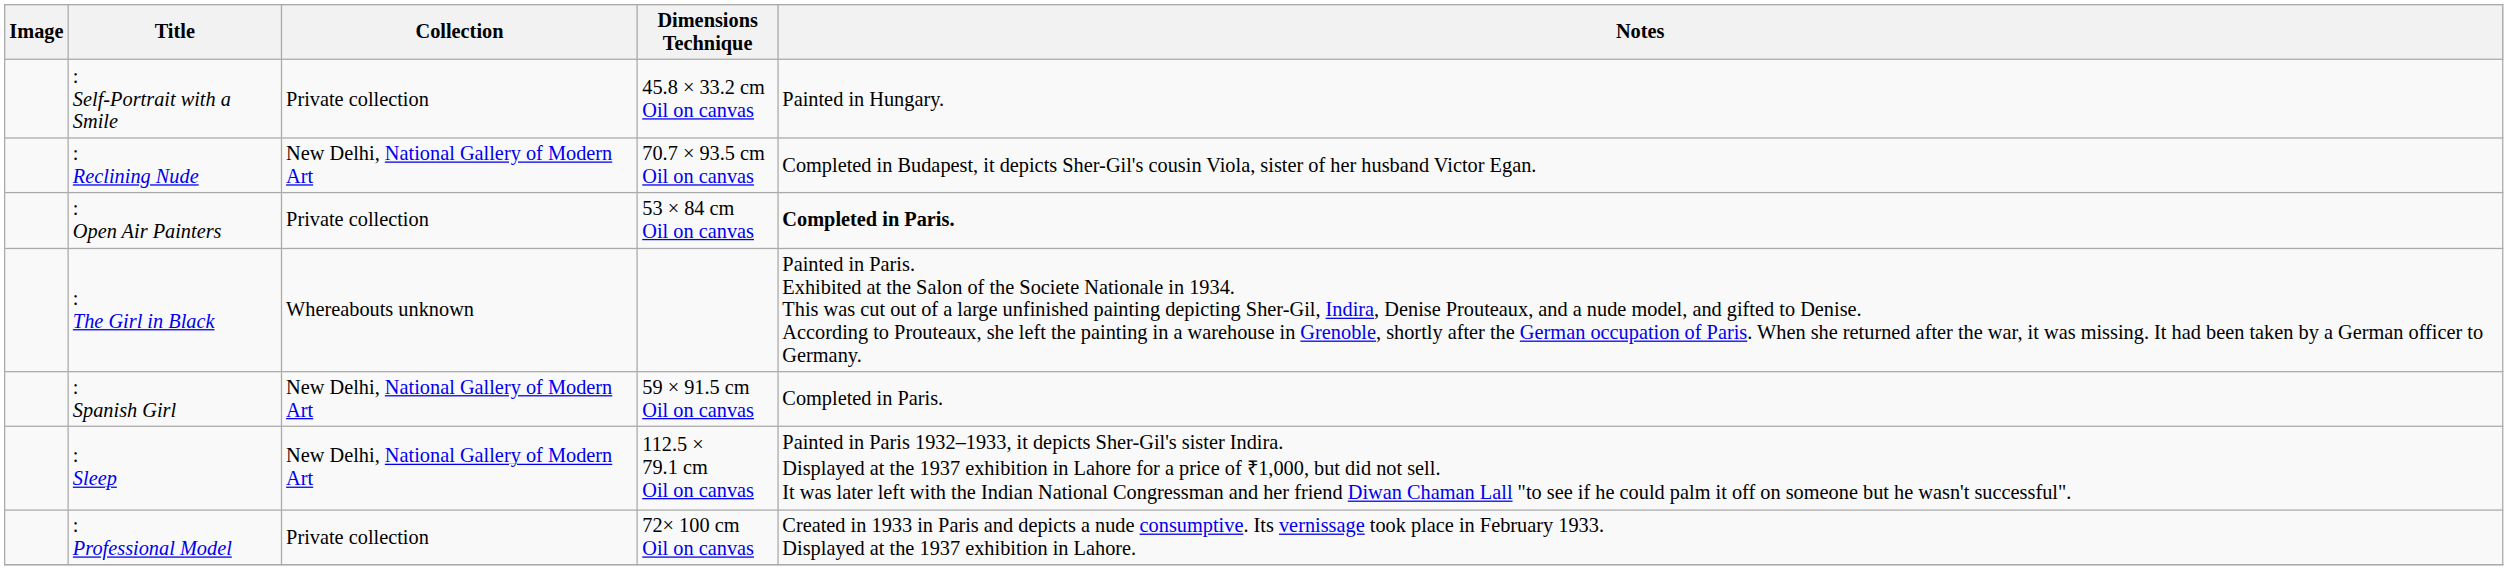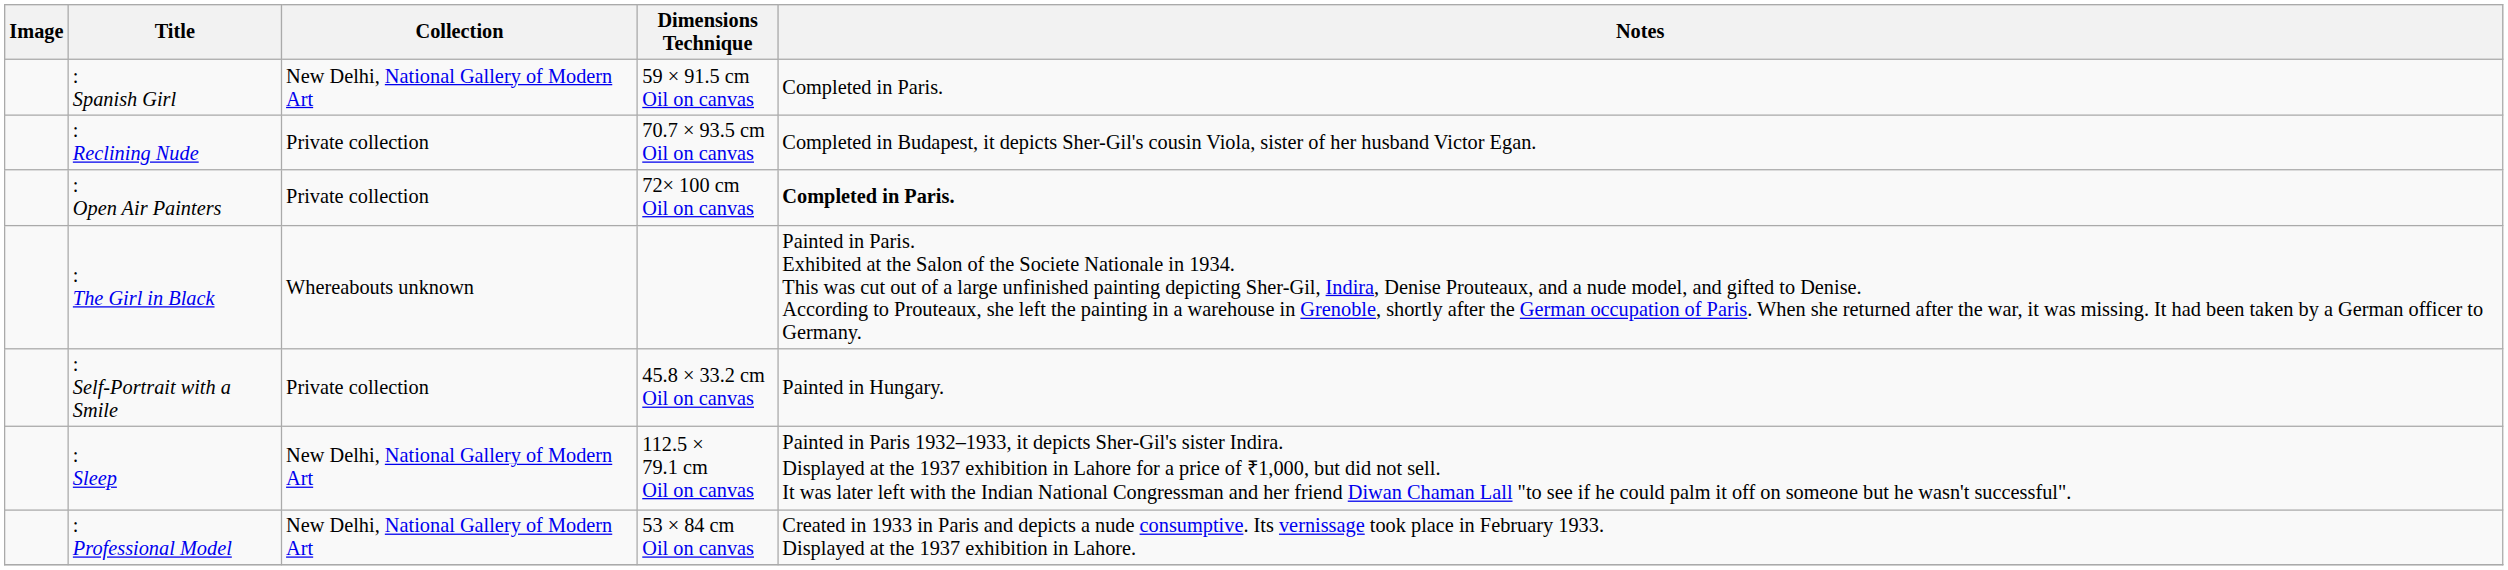rows swapped: (152, 98) <-> (125, 398)
(449, 165) New Delhi, National Gallery of Modern Art -> (357, 142) Private collection
(698, 220) 53 × 84 cm Oil on canvas -> (698, 197) 72× 100 cm Oil on canvas
(357, 537) Private collection -> (449, 537) New Delhi, National Gallery of Modern Art
(698, 537) 72× 100 cm Oil on canvas -> (698, 537) 53 × 84 cm Oil on canvas
